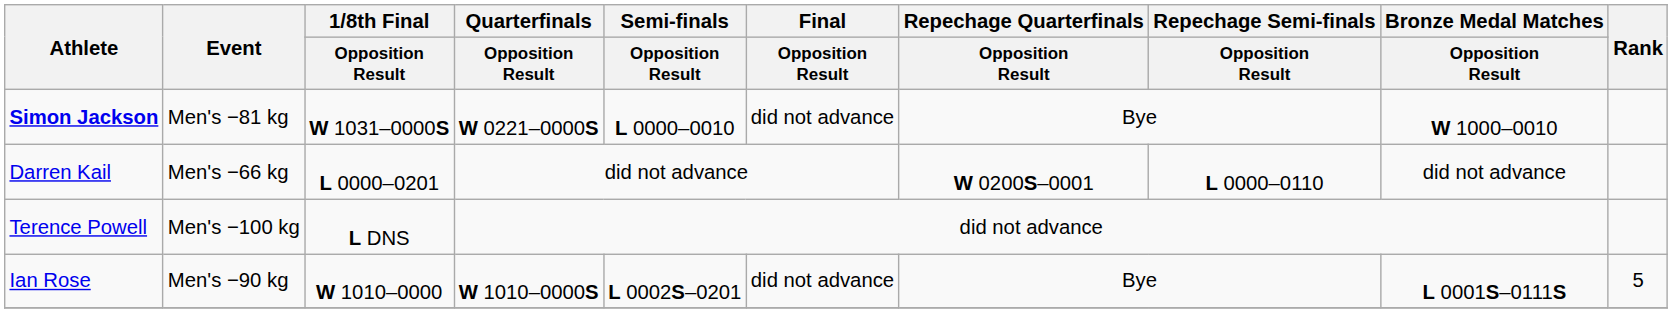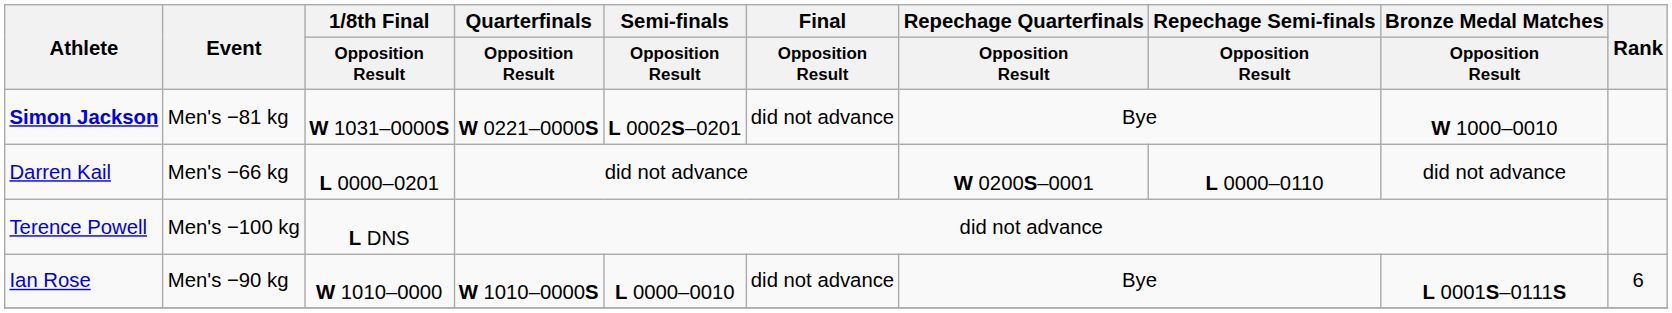(675, 129) L 0000–0010 -> (675, 129) L 0002S–0201
(675, 293) L 0002S–0201 -> (675, 293) L 0000–0010
(1638, 281) 5 -> (1638, 281) 6
